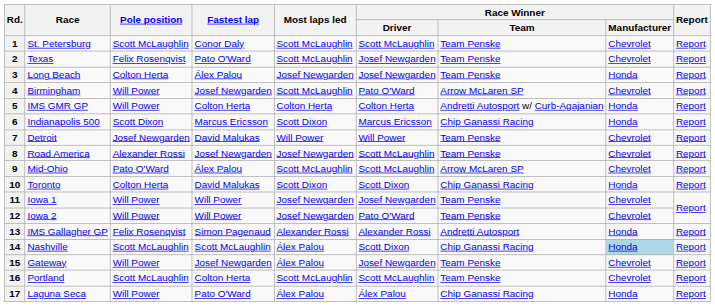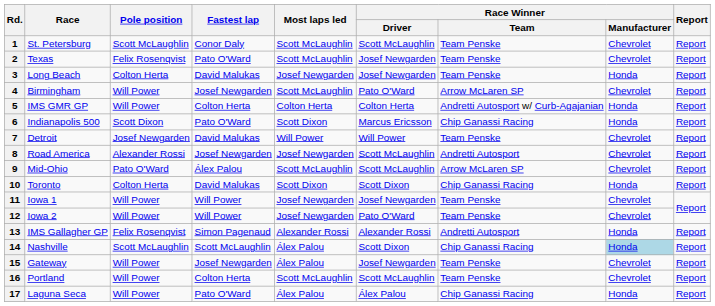(218, 74) Álex Palou -> (227, 74) David Malukas
(231, 121) Marcus Ericsson -> (223, 121) Pato O'Ward
(470, 153) Team Penske -> (480, 153) Andretti Autosport
(151, 278) Scott McLaughlin -> (136, 278) Will Power
